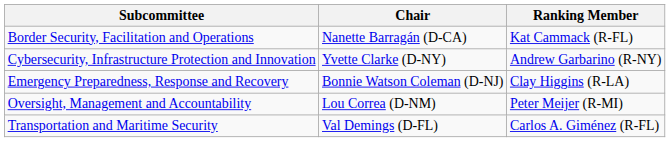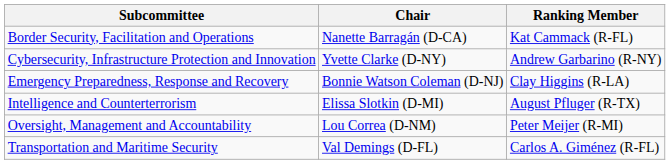+ row: (102, 103)
